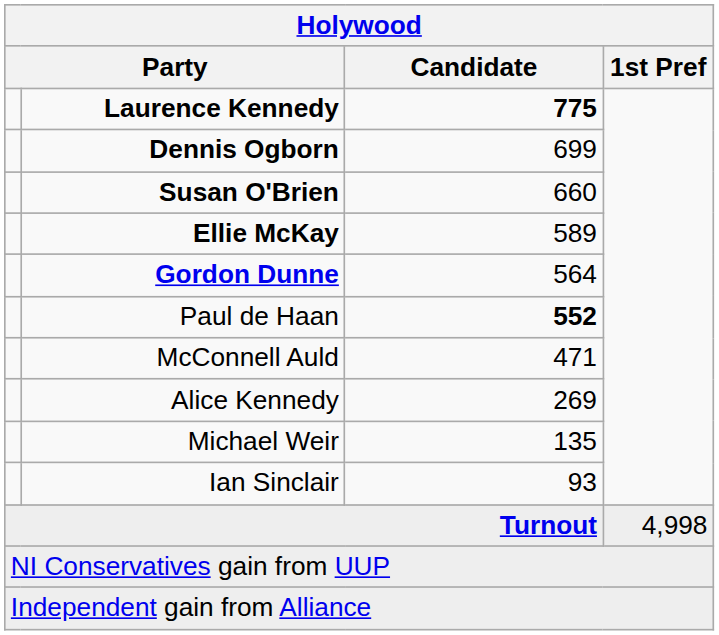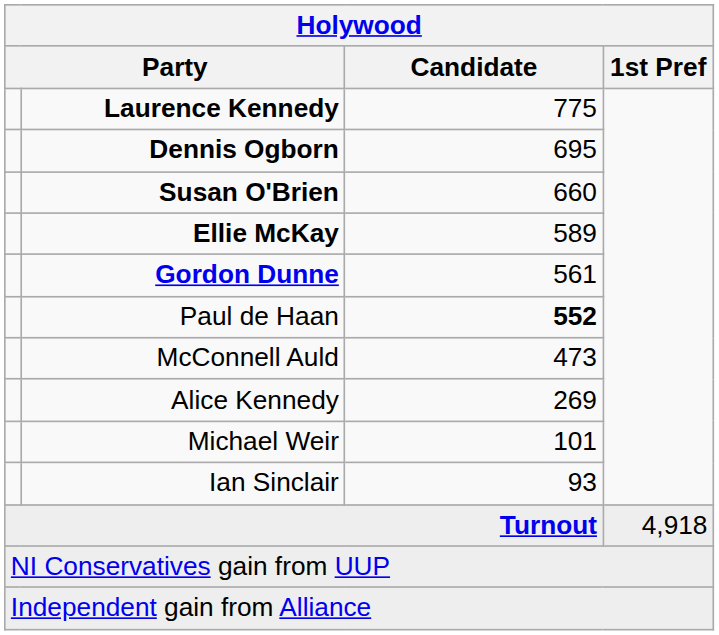(575, 108) bold -> (575, 108) normal
(575, 150) 699 -> (575, 150) 695
(575, 274) 564 -> (575, 274) 561
(575, 358) 471 -> (575, 358) 473
(575, 441) 135 -> (575, 441) 101
(675, 524) 4,998 -> (675, 524) 4,918
